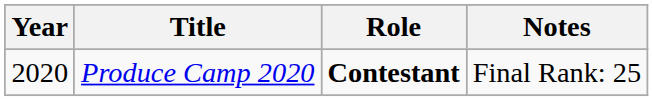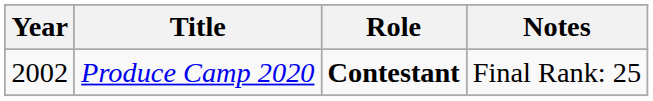(40, 71) 2020 -> (40, 71) 2002
